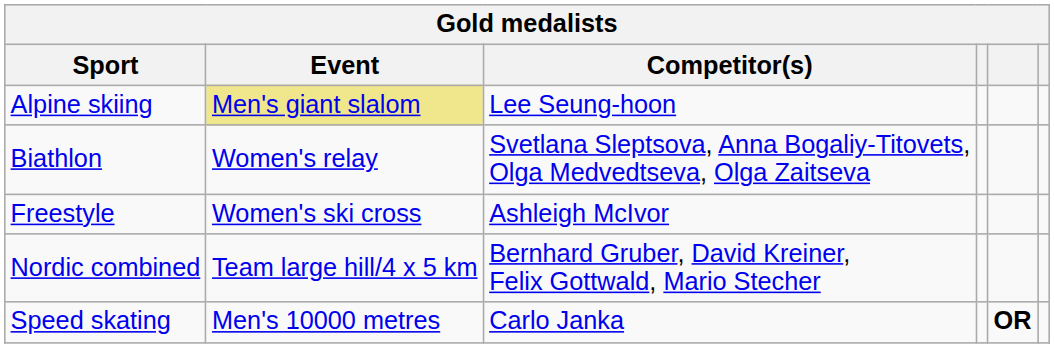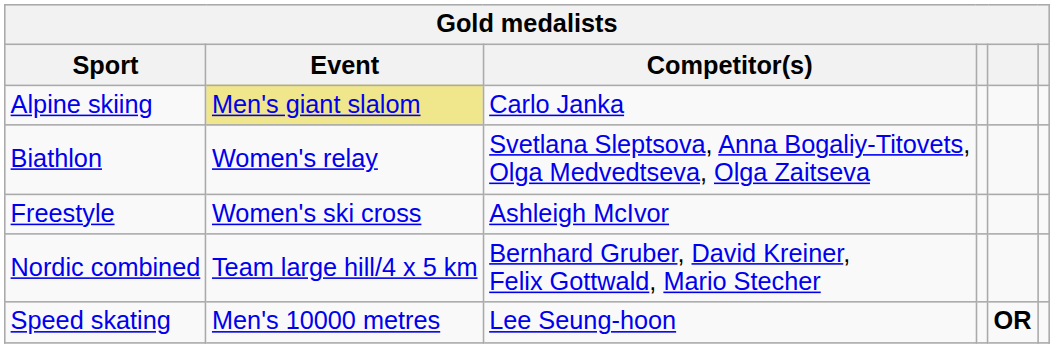(583, 104) Lee Seung-hoon -> (557, 104) Carlo Janka
(557, 321) Carlo Janka -> (583, 321) Lee Seung-hoon
